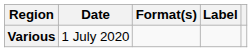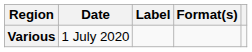columns swapped: (166, 15) <-> (220, 15)
